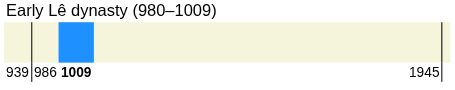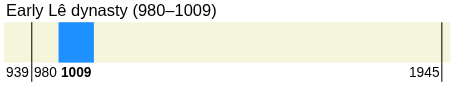(45, 72) 986 -> (45, 72) 980
